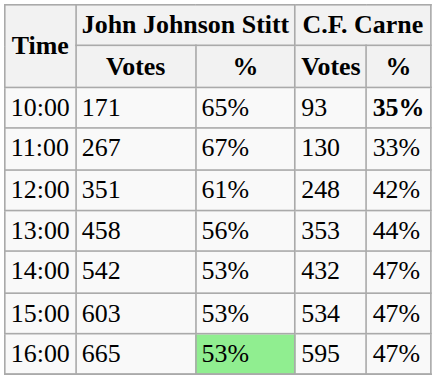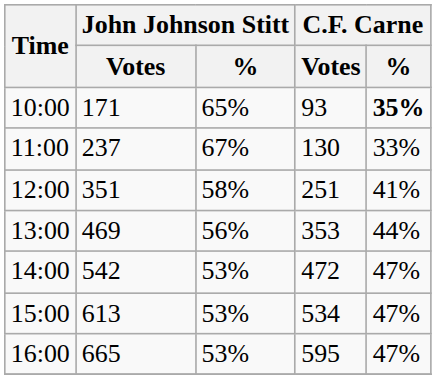(101, 148) 267 -> (101, 148) 237
(225, 189) 61% -> (225, 189) 58%
(321, 189) 248 -> (321, 189) 251
(396, 189) 42% -> (396, 189) 41%
(101, 230) 458 -> (101, 230) 469
(321, 271) 432 -> (321, 271) 472
(101, 312) 603 -> (101, 312) 613
(225, 353) lightgreen background -> (225, 353) no background
